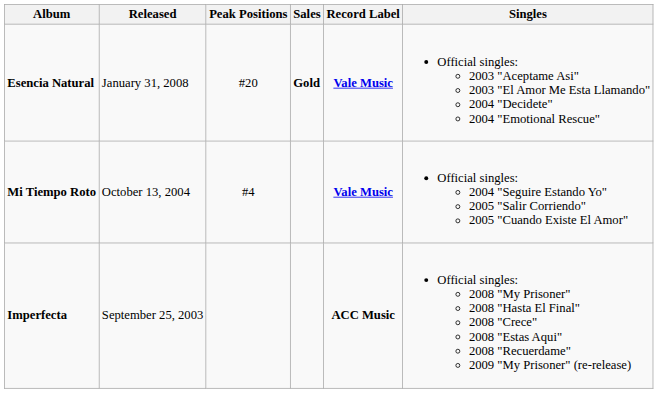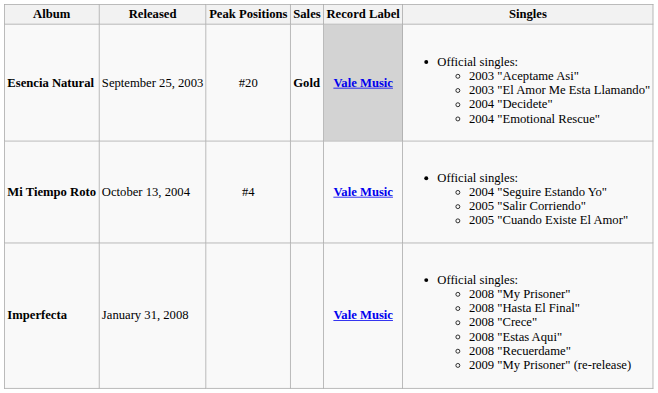(145, 82) January 31, 2008 -> (153, 82) September 25, 2003
(363, 82) no background -> (363, 82) lightgrey background
(153, 315) September 25, 2003 -> (145, 315) January 31, 2008
(363, 315) ACC Music -> (363, 315) Vale Music
